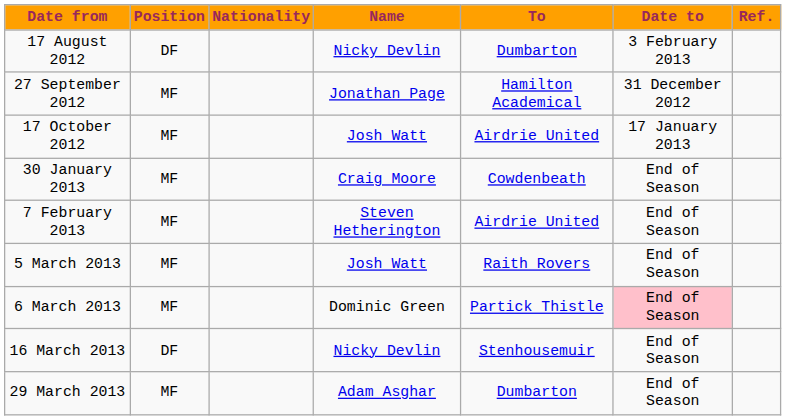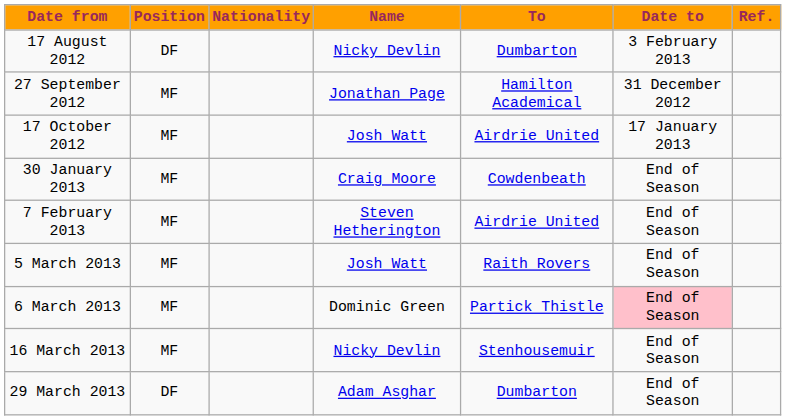(169, 350) DF -> (169, 350) MF
(169, 393) MF -> (169, 393) DF
